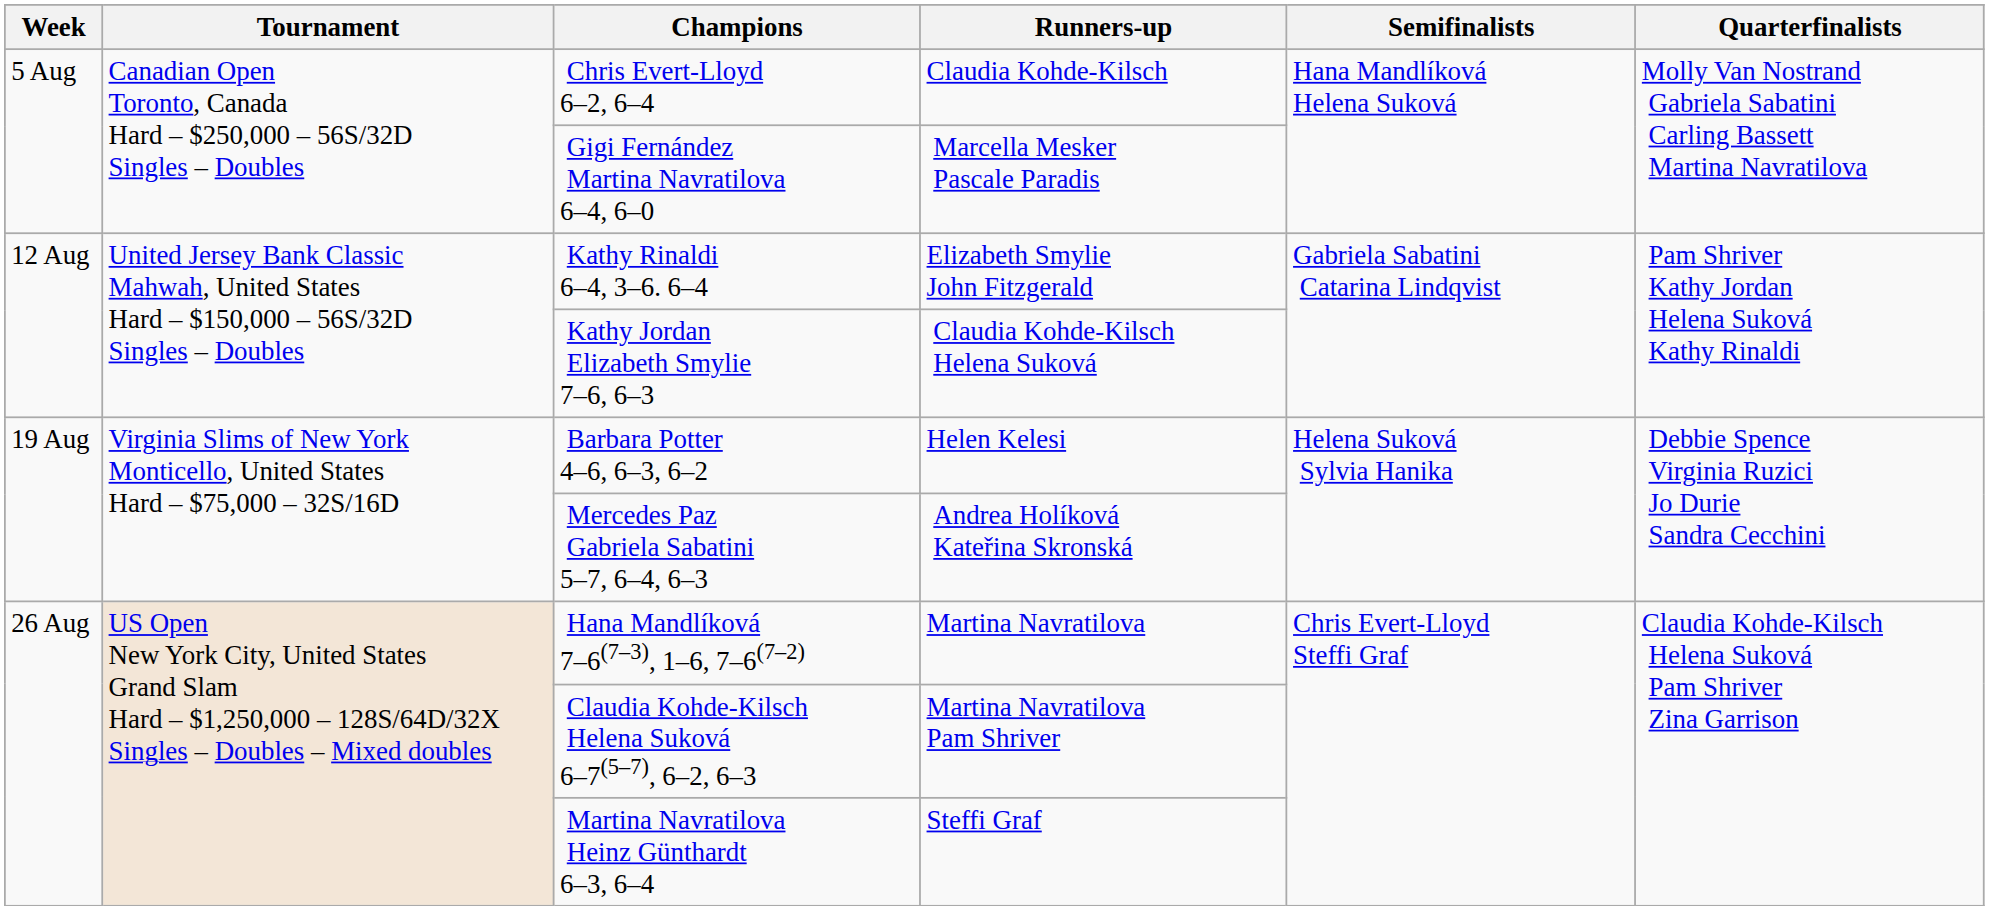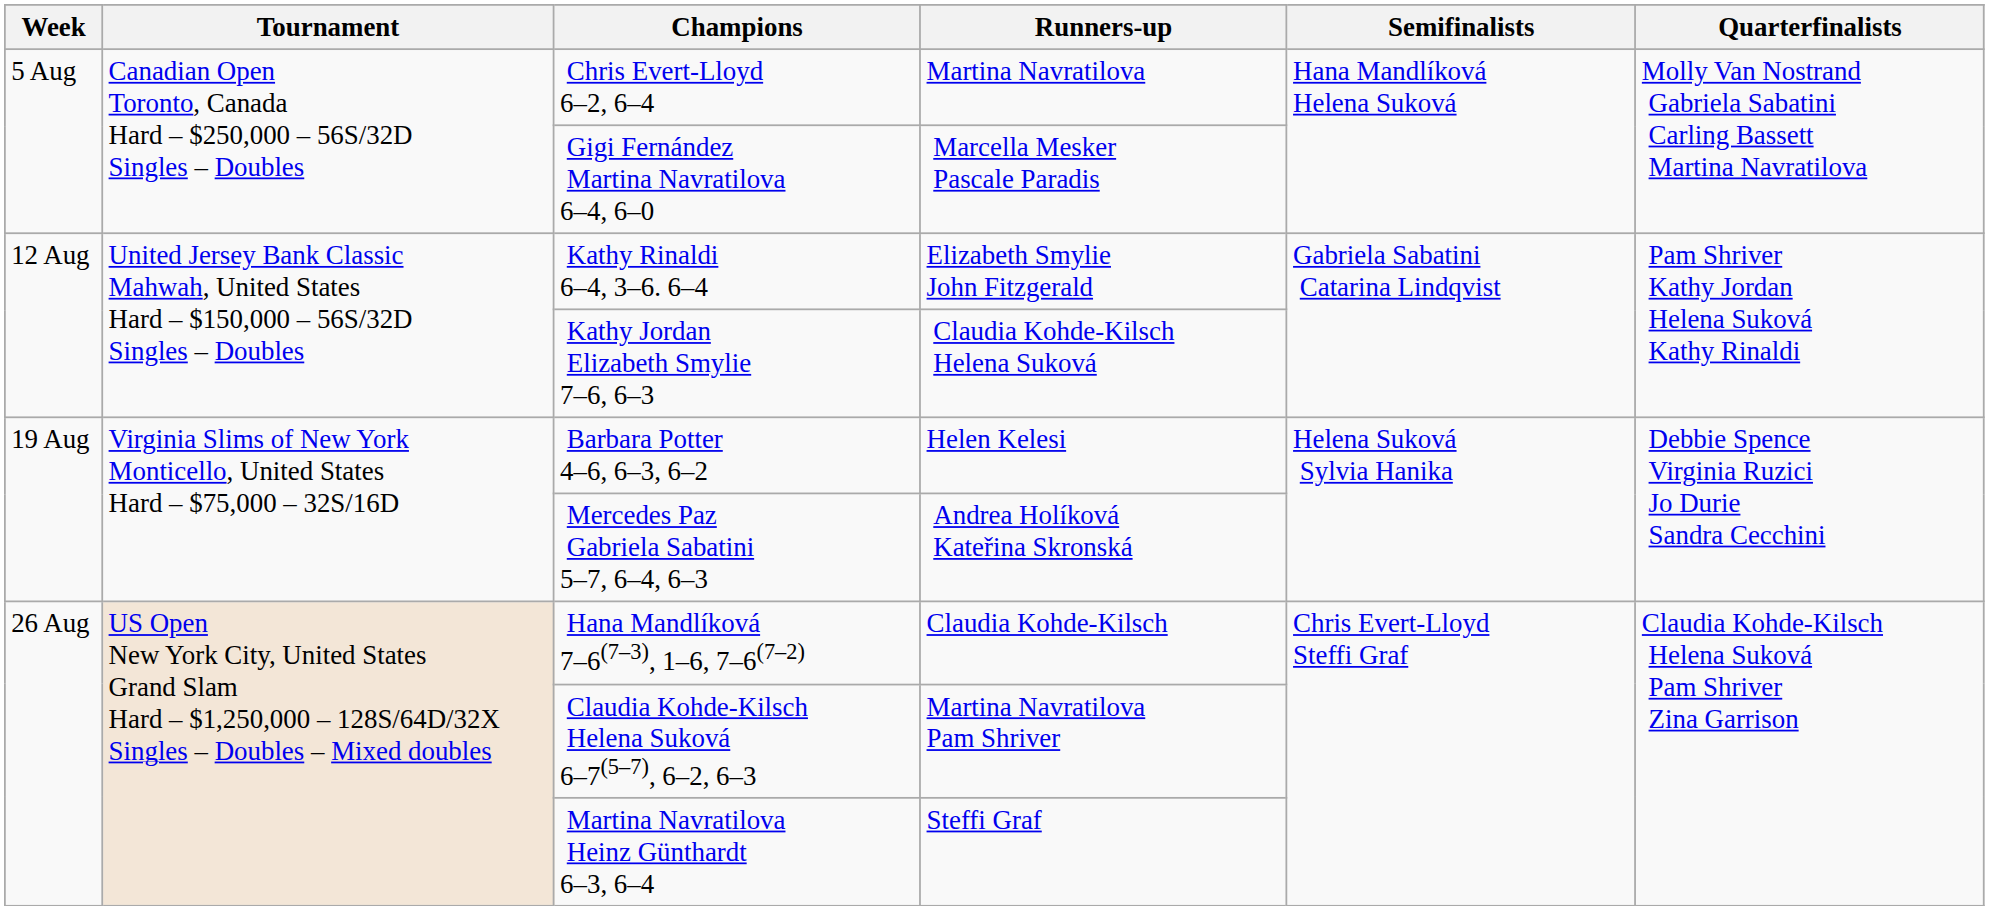(1047, 71) Claudia Kohde-Kilsch -> (1036, 71) Martina Navratilova
(1036, 624) Martina Navratilova -> (1047, 624) Claudia Kohde-Kilsch
